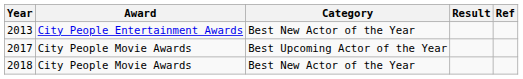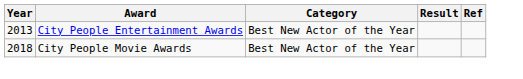- row: (20, 48)
